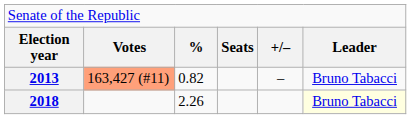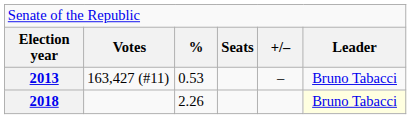(128, 78) lightsalmon background -> (128, 78) no background
(191, 78) 0.82 -> (191, 78) 0.53
